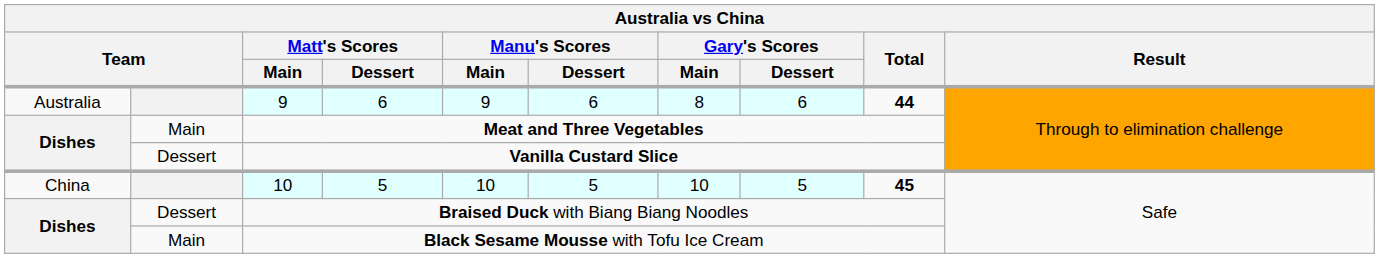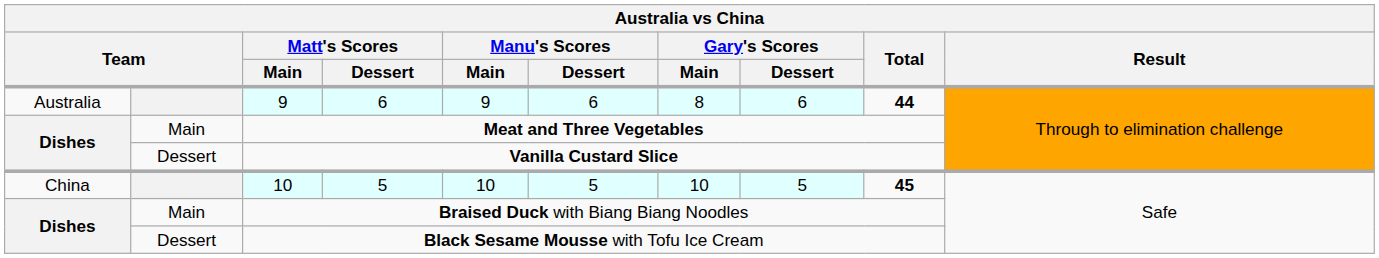(187, 213) Dessert -> (187, 213) Main
(187, 240) Main -> (187, 240) Dessert
